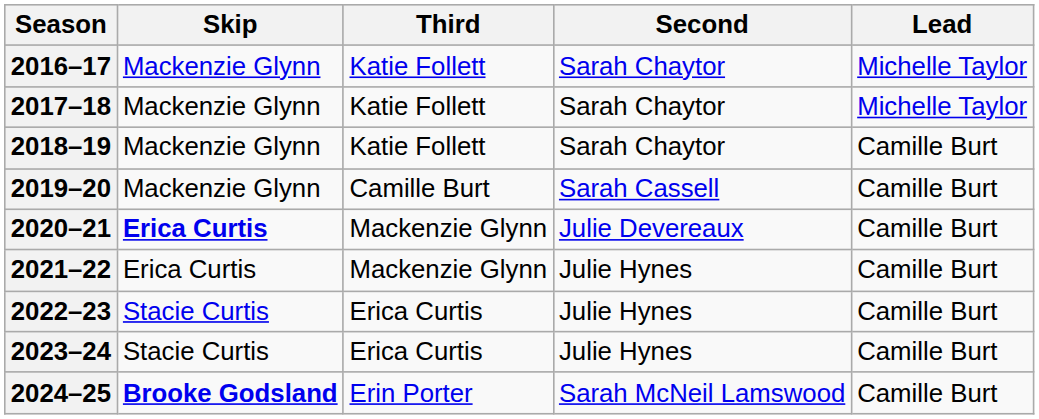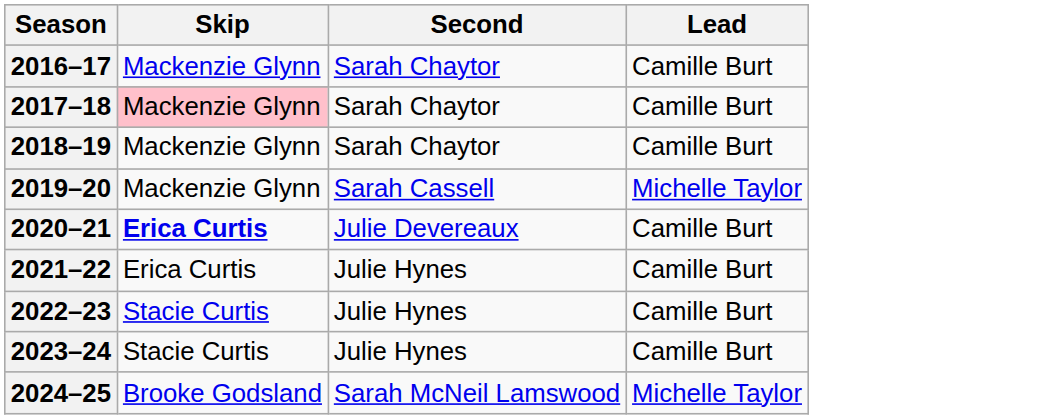- column: (448, 24)
(942, 65) Michelle Taylor -> (702, 65) Camille Burt
(222, 106) no background -> (222, 106) pink background
(942, 106) Michelle Taylor -> (702, 106) Camille Burt
(927, 188) Camille Burt -> (717, 188) Michelle Taylor
(230, 392) bold -> (222, 392) normal
(927, 392) Camille Burt -> (717, 392) Michelle Taylor
